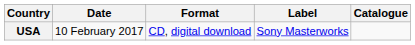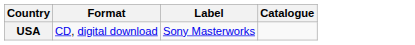- column: (99, 13)
